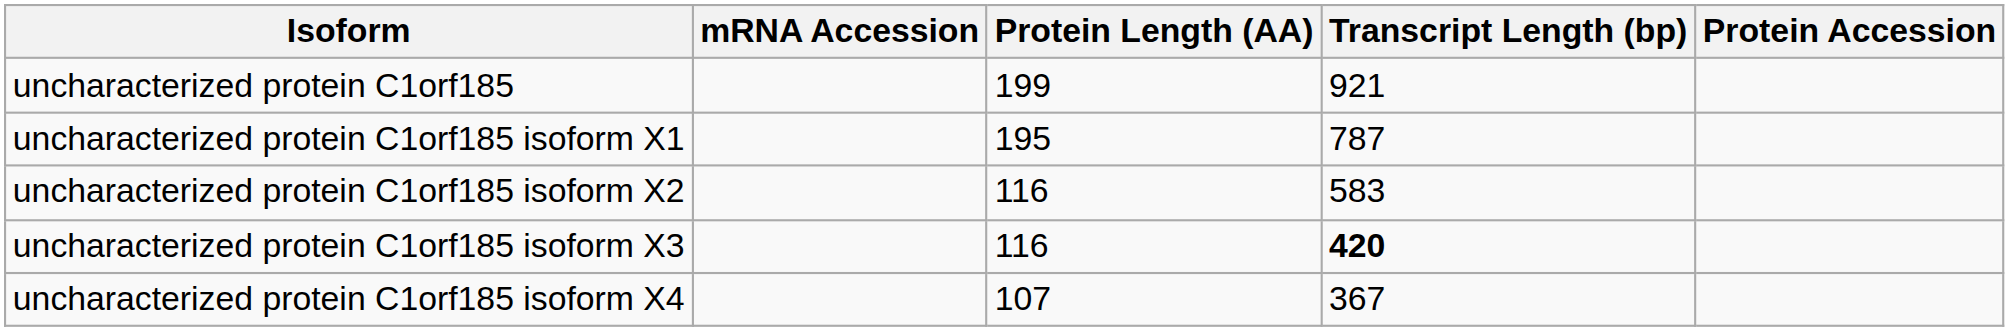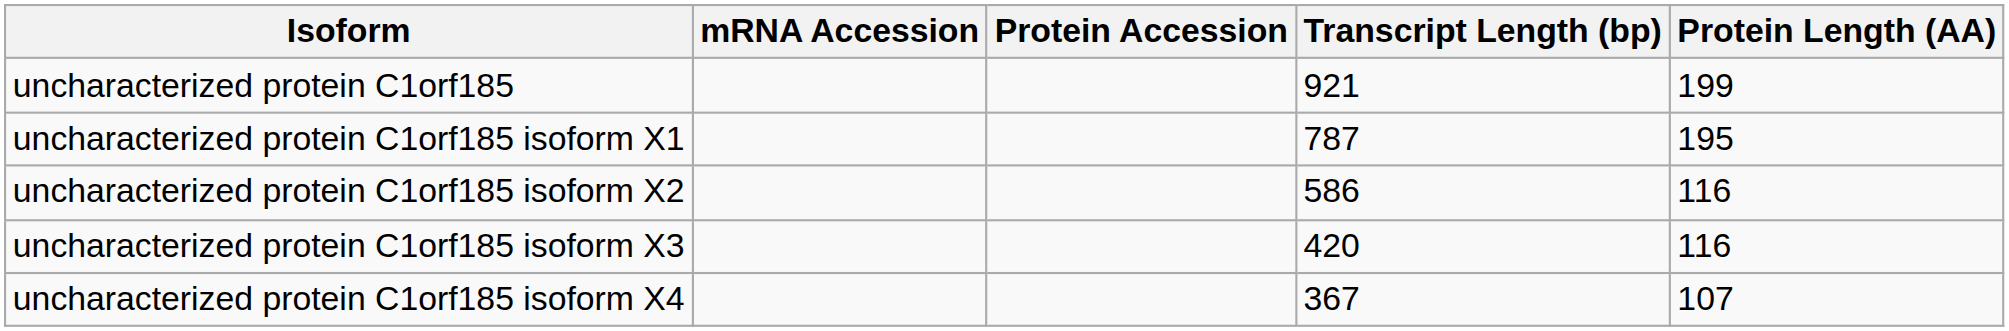columns swapped: (1850, 31) <-> (1154, 31)
(1357, 191) 583 -> (1332, 191) 586
(1357, 245) bold -> (1332, 245) normal
